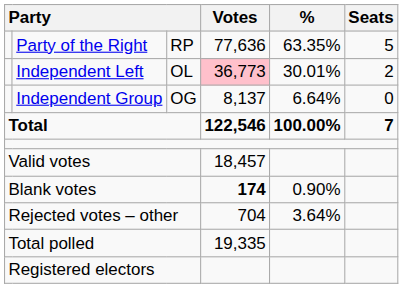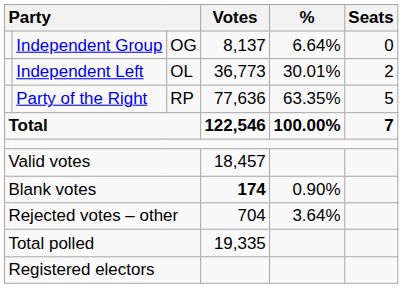rows swapped: (82, 44) <-> (89, 98)
(240, 71) pink background -> (240, 71) no background
